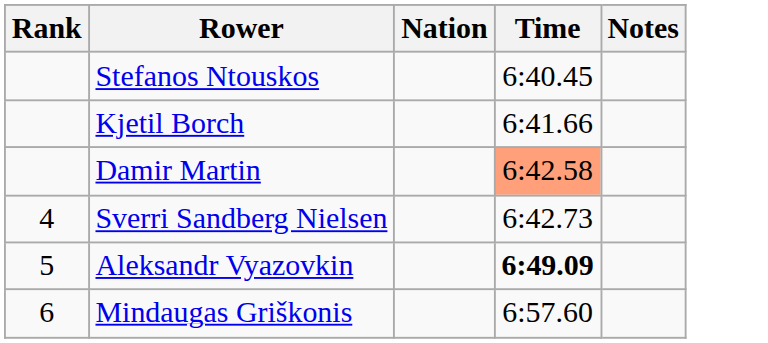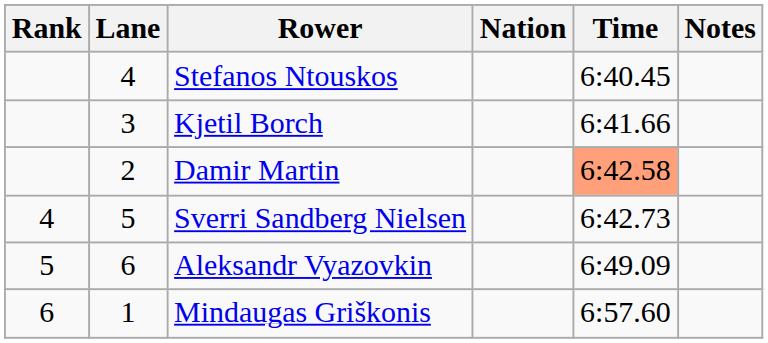+ column: (128, 28)
(548, 265) bold -> (625, 265) normal
